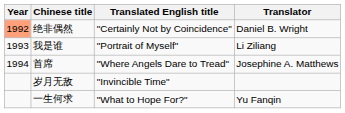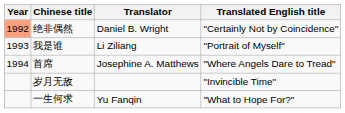columns swapped: (164, 12) <-> (287, 12)
